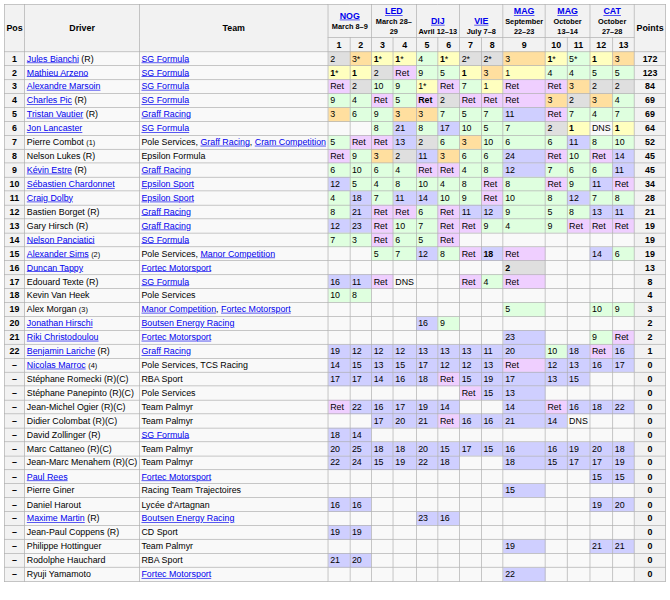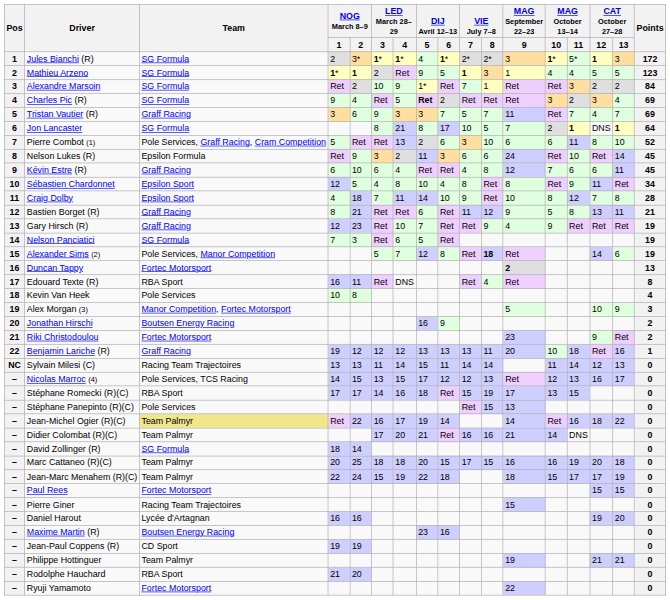(165, 281) SG Formula -> (162, 281) RBA Sport
+ row: (61, 365)
(167, 407) no background -> (167, 421) khaki background
